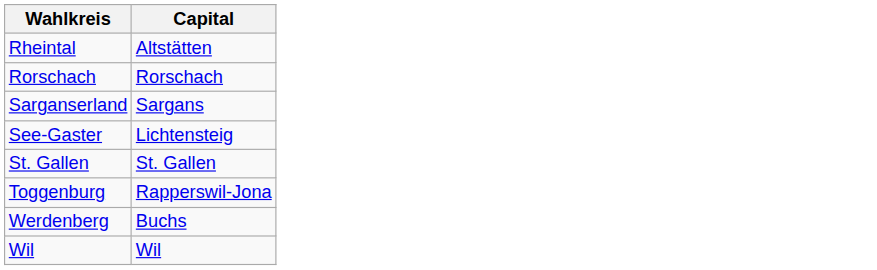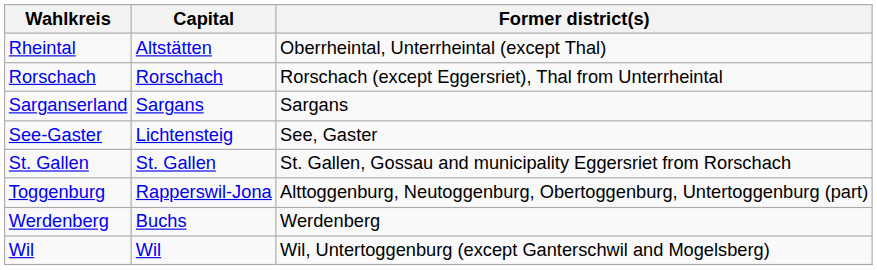+ column: (574, 18)
